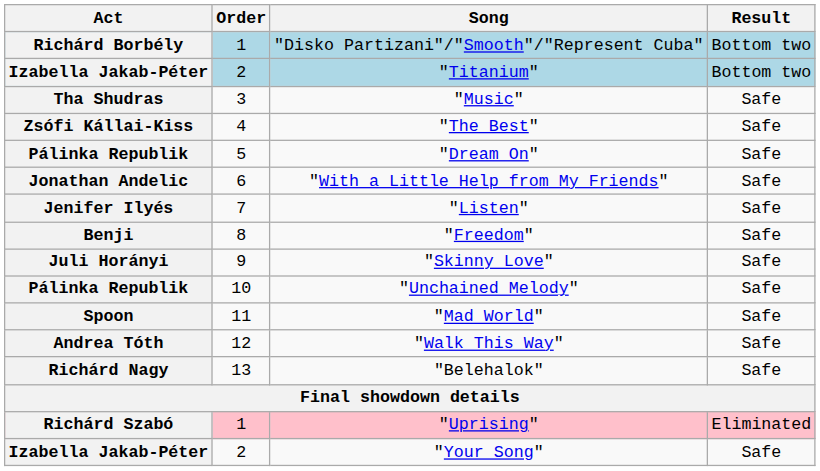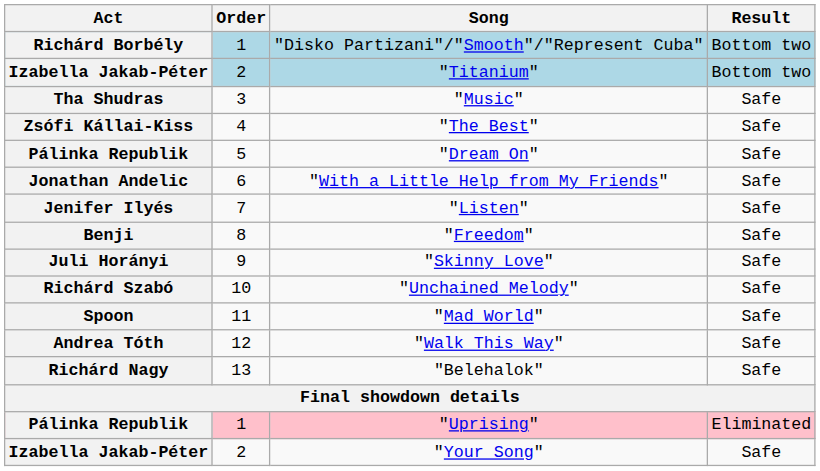(108, 289) Pálinka Republik -> (108, 289) Richárd Szabó
(108, 425) Richárd Szabó -> (108, 425) Pálinka Republik
